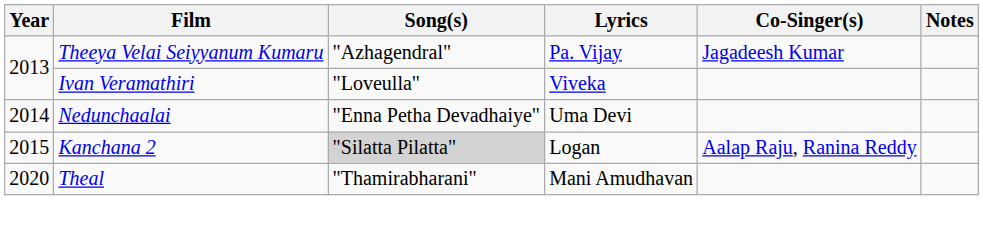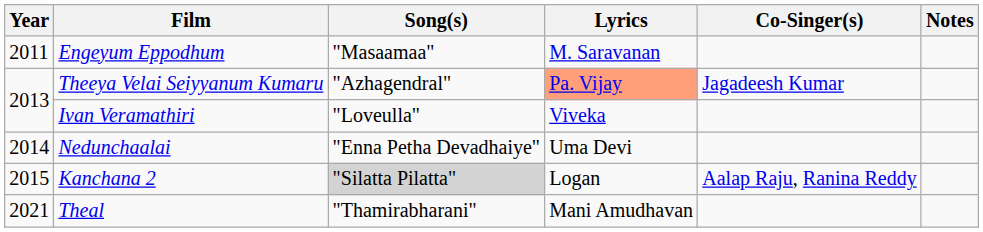+ row: (141, 52)
(586, 52) no background -> (586, 83) lightsalmon background
(29, 178) 2020 -> (29, 210) 2021
